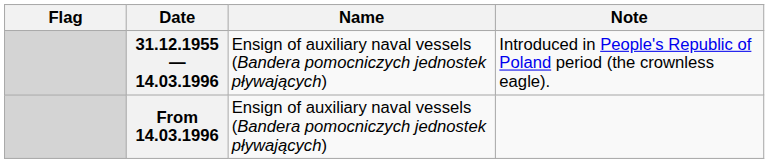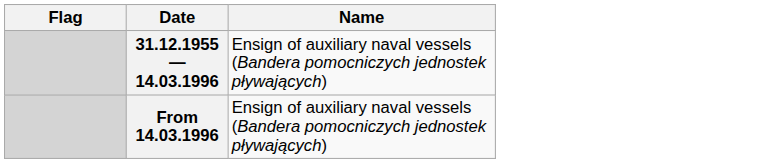- column: (629, 17)
